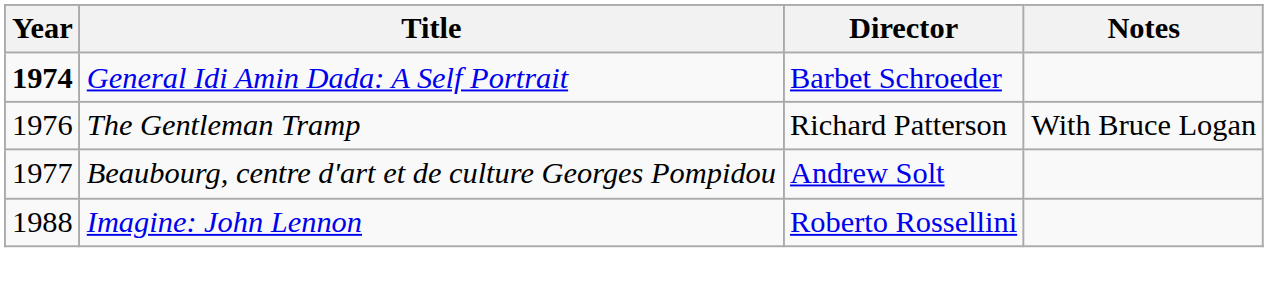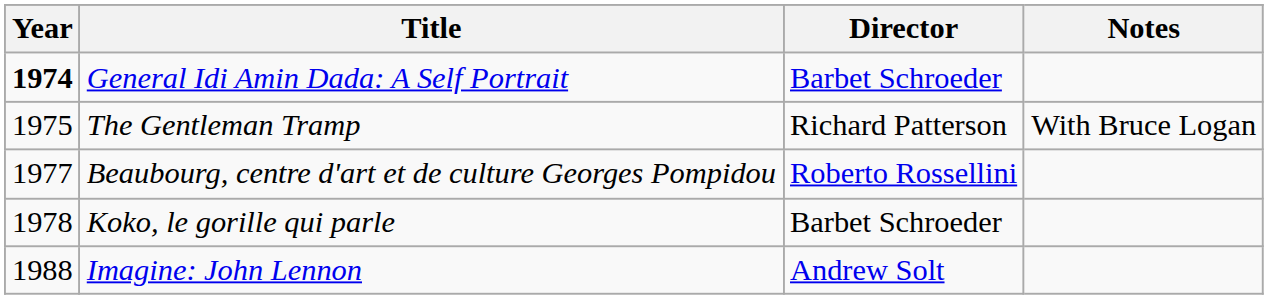(42, 125) 1976 -> (42, 125) 1975
(867, 173) Andrew Solt -> (904, 173) Roberto Rossellini
+ row: (241, 221)
(904, 221) Roberto Rossellini -> (867, 269) Andrew Solt
